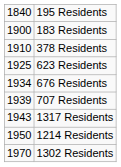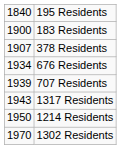(19, 48) 1910 -> (19, 48) 1907
- row: (72, 65)
